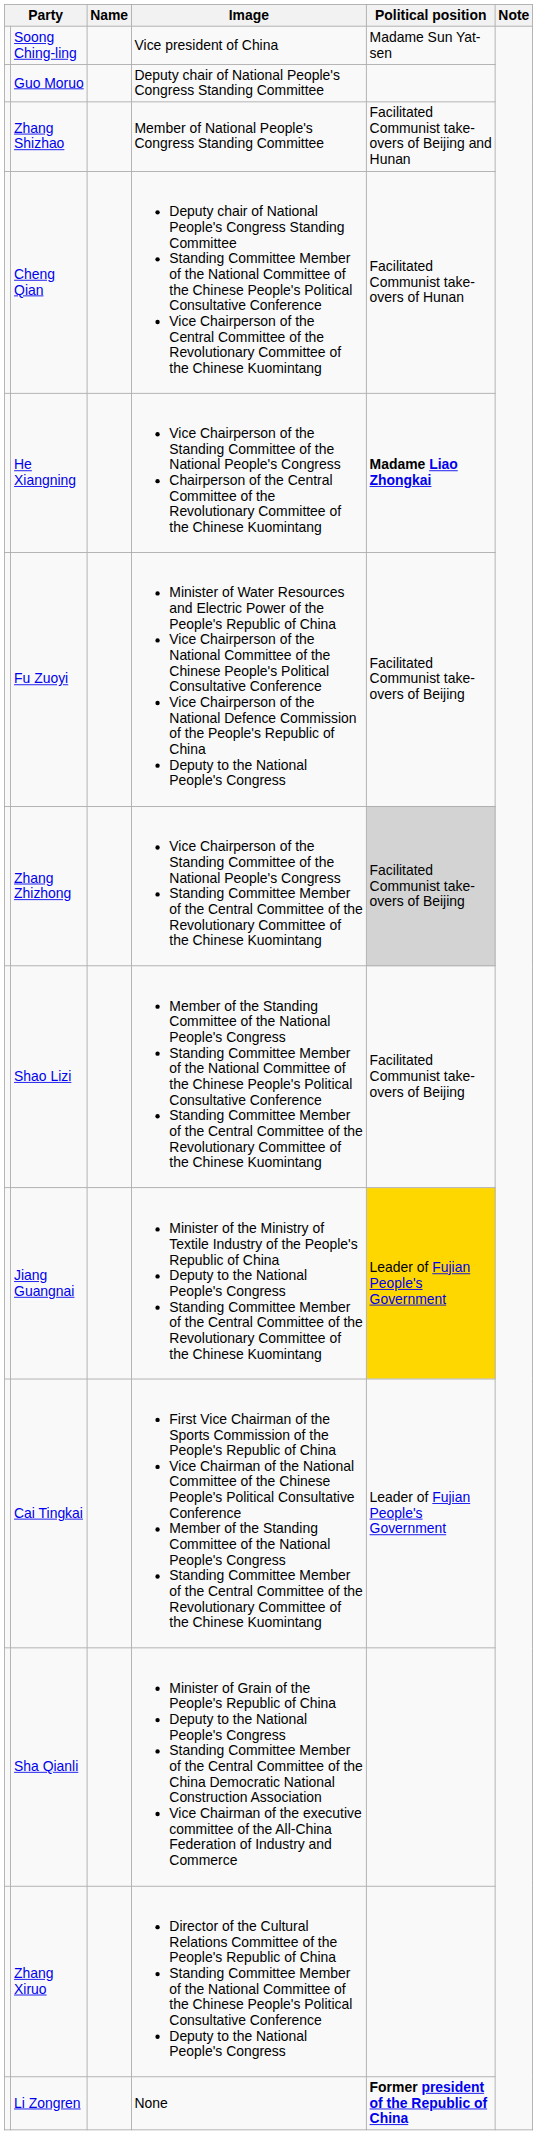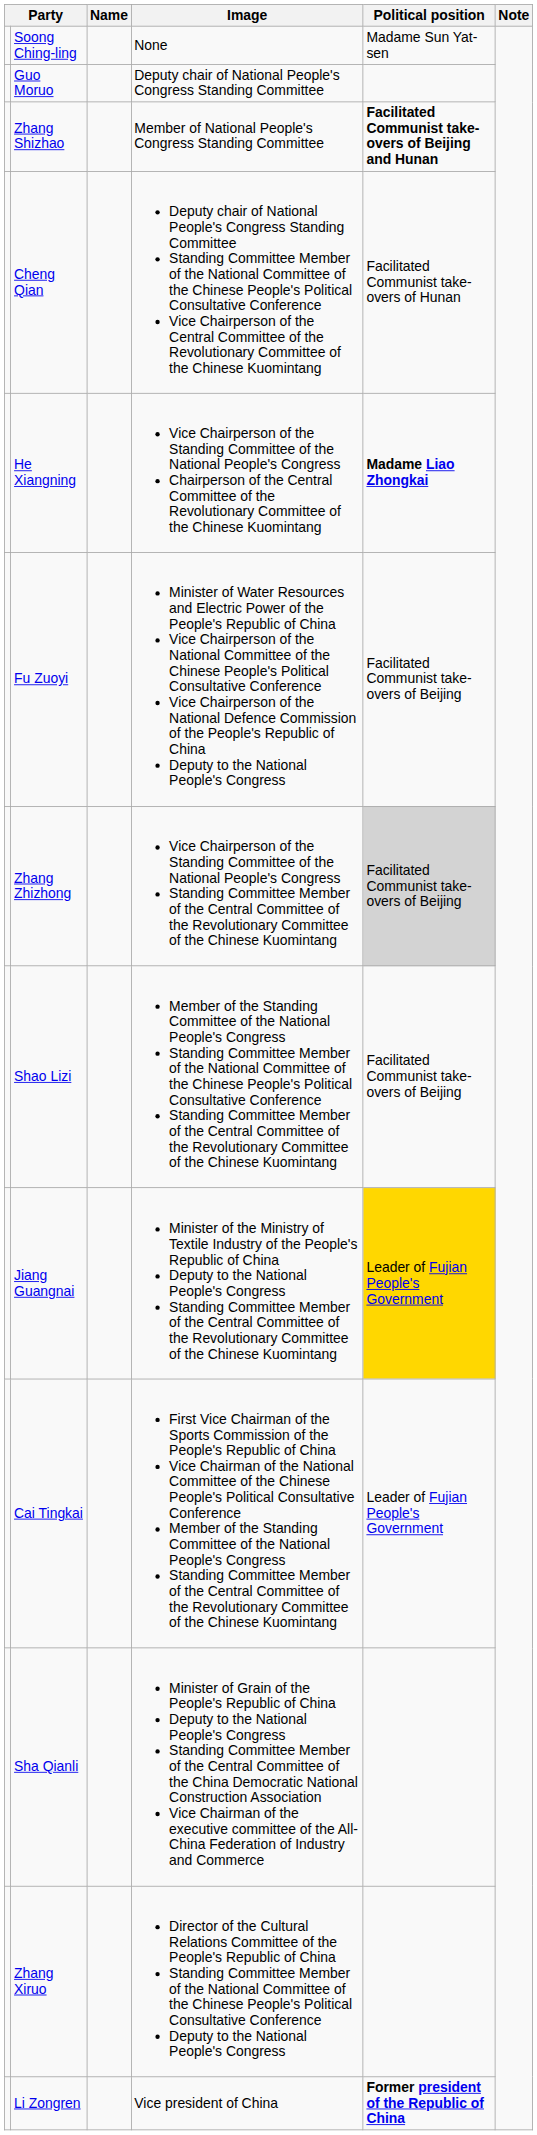(206, 45) Vice president of China -> (151, 45) None
(431, 136) normal -> (423, 136) bold
(151, 2103) None -> (206, 2103) Vice president of China
